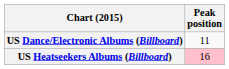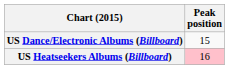(205, 40) 11 -> (205, 40) 15
